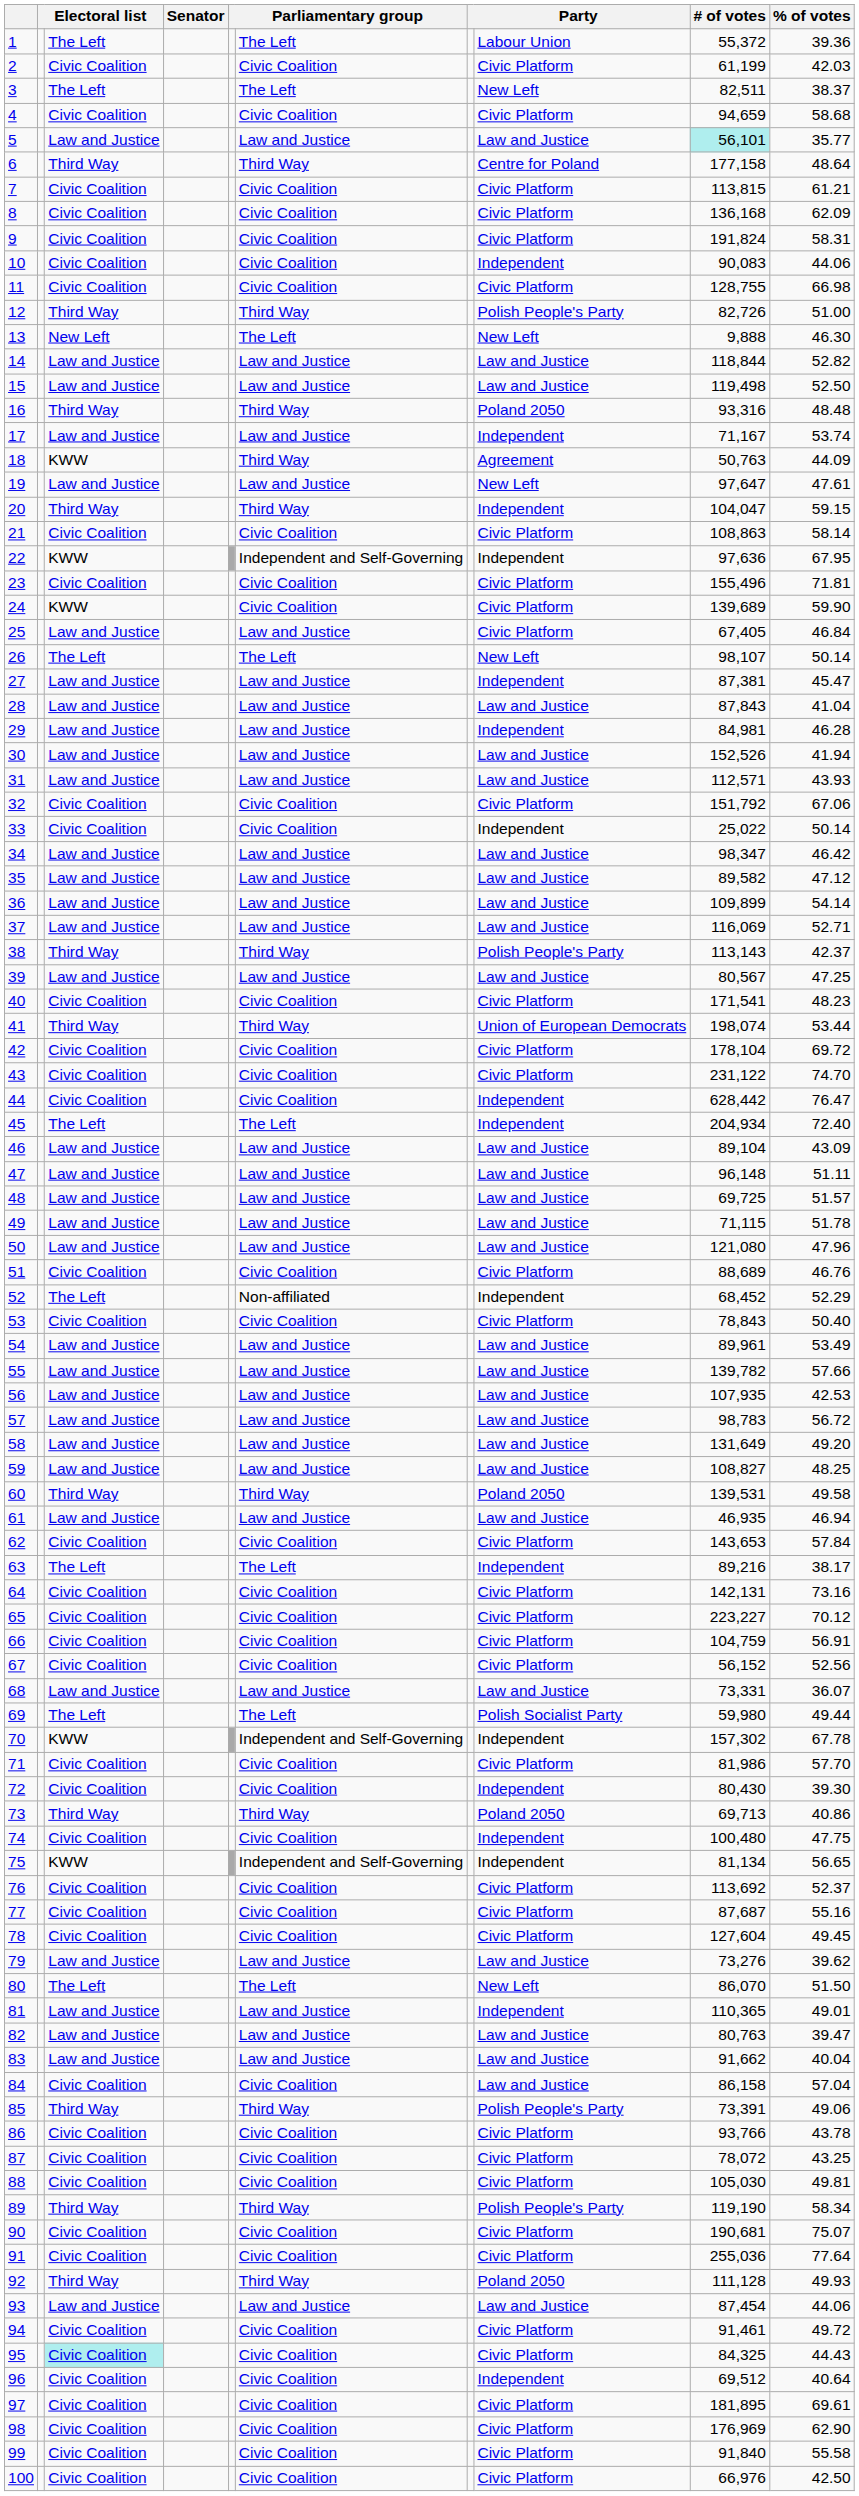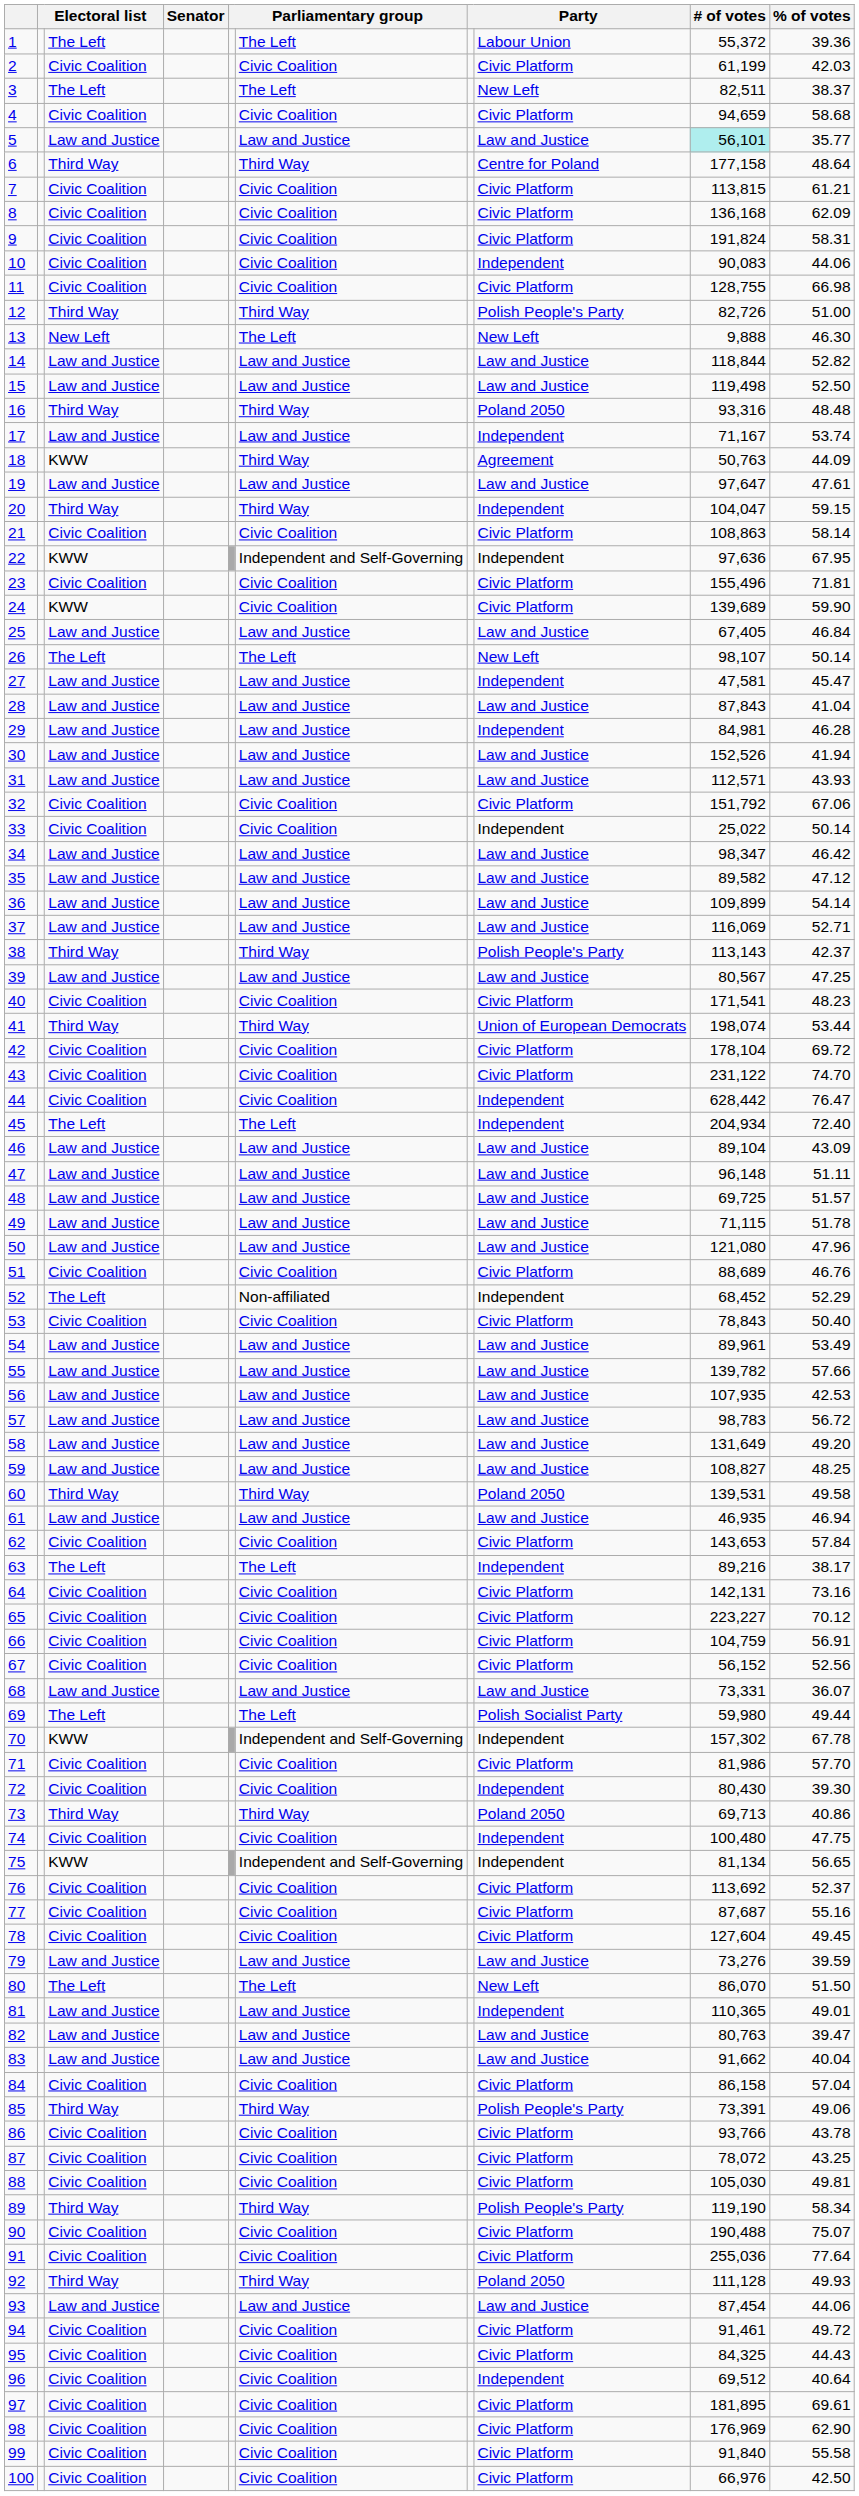(508, 484) New Left -> (533, 484) Law and Justice
(525, 632) Civic Platform -> (533, 632) Law and Justice
(742, 681) 87,381 -> (742, 681) 47,581
(831, 1961) 39.62 -> (831, 1961) 39.59
(533, 2084) Law and Justice -> (525, 2084) Civic Platform
(738, 2232) 190,681 -> (738, 2232) 190,488
(97, 2355) paleturquoise background -> (97, 2355) no background
